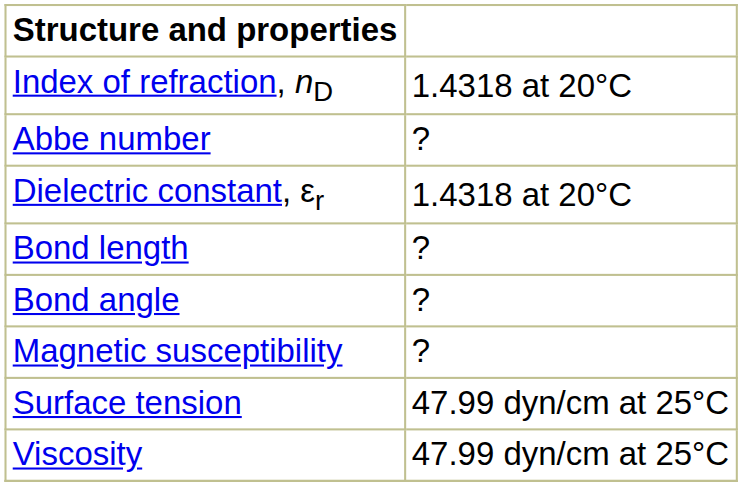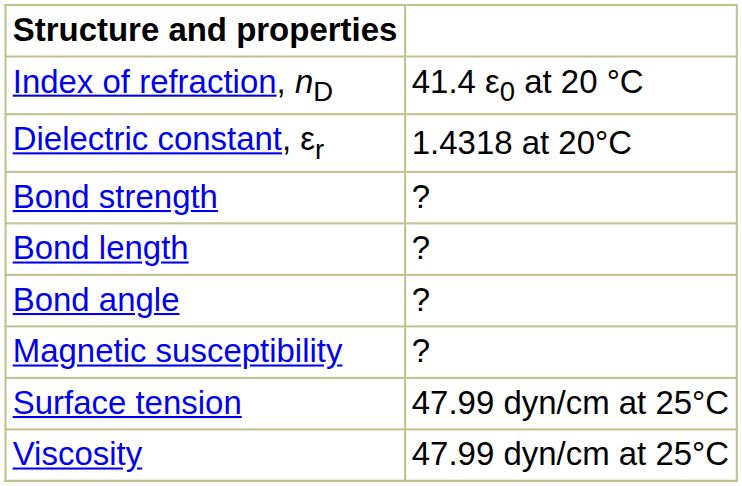(522, 85) 1.4318 at 20°C -> (528, 86) 41.4 ε0 at 20 °C
- row: (112, 139)
+ row: (115, 197)
